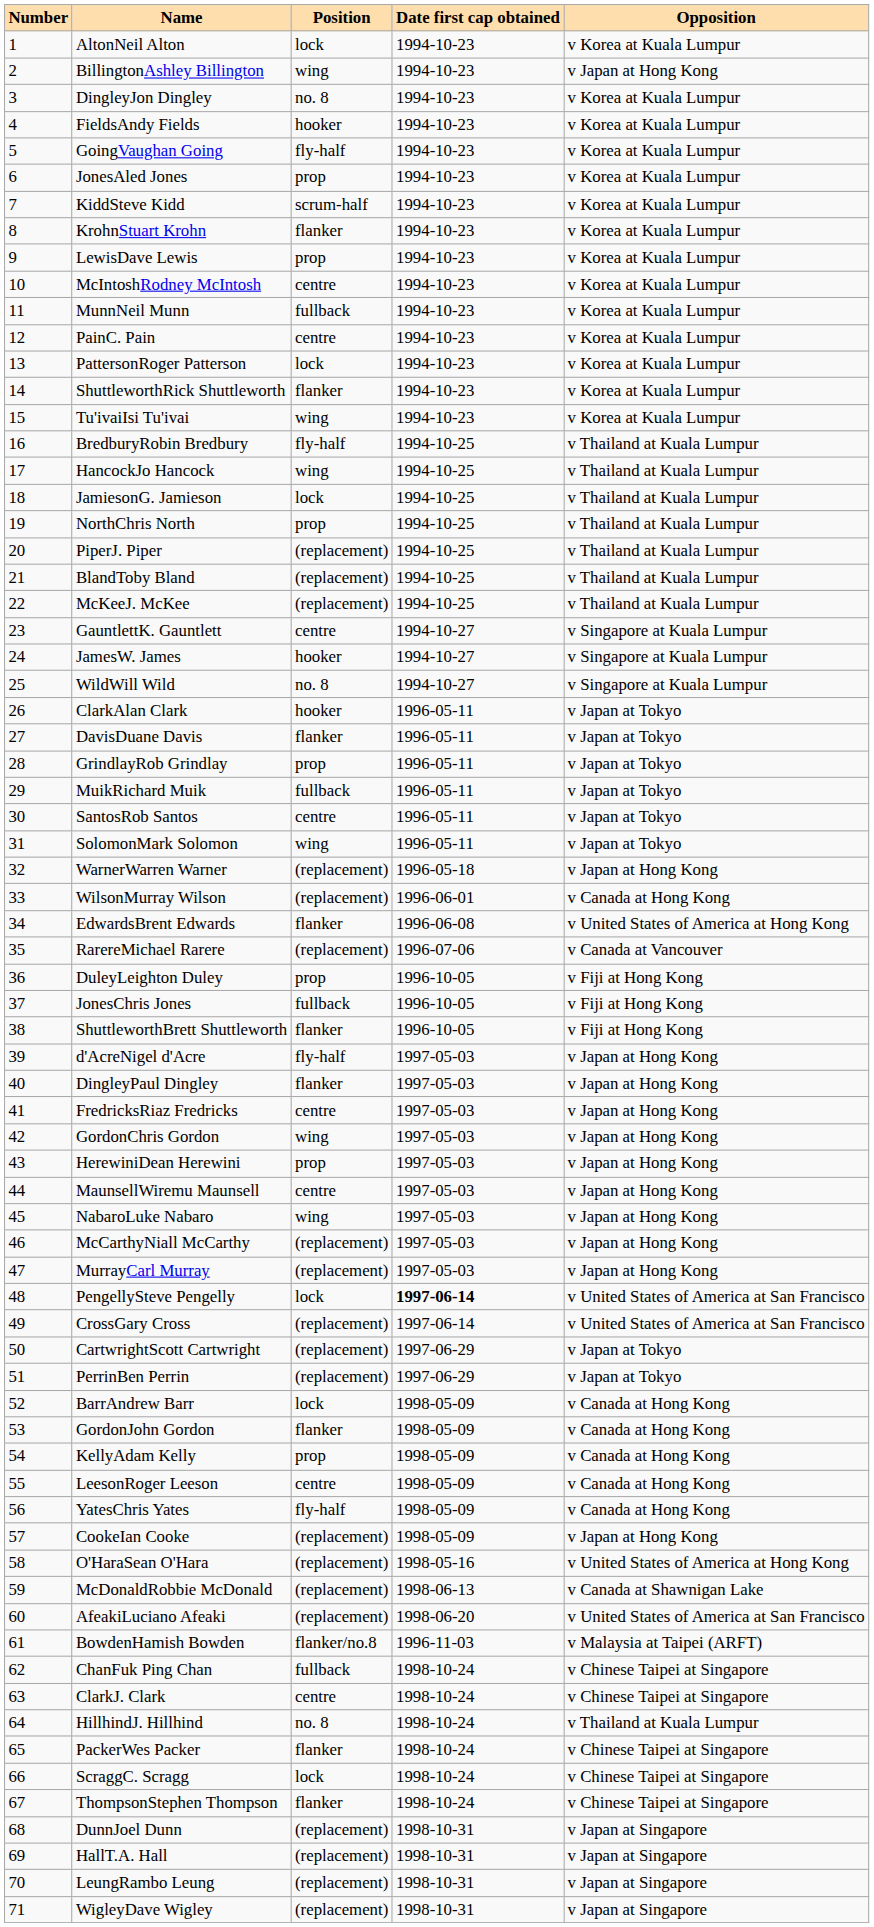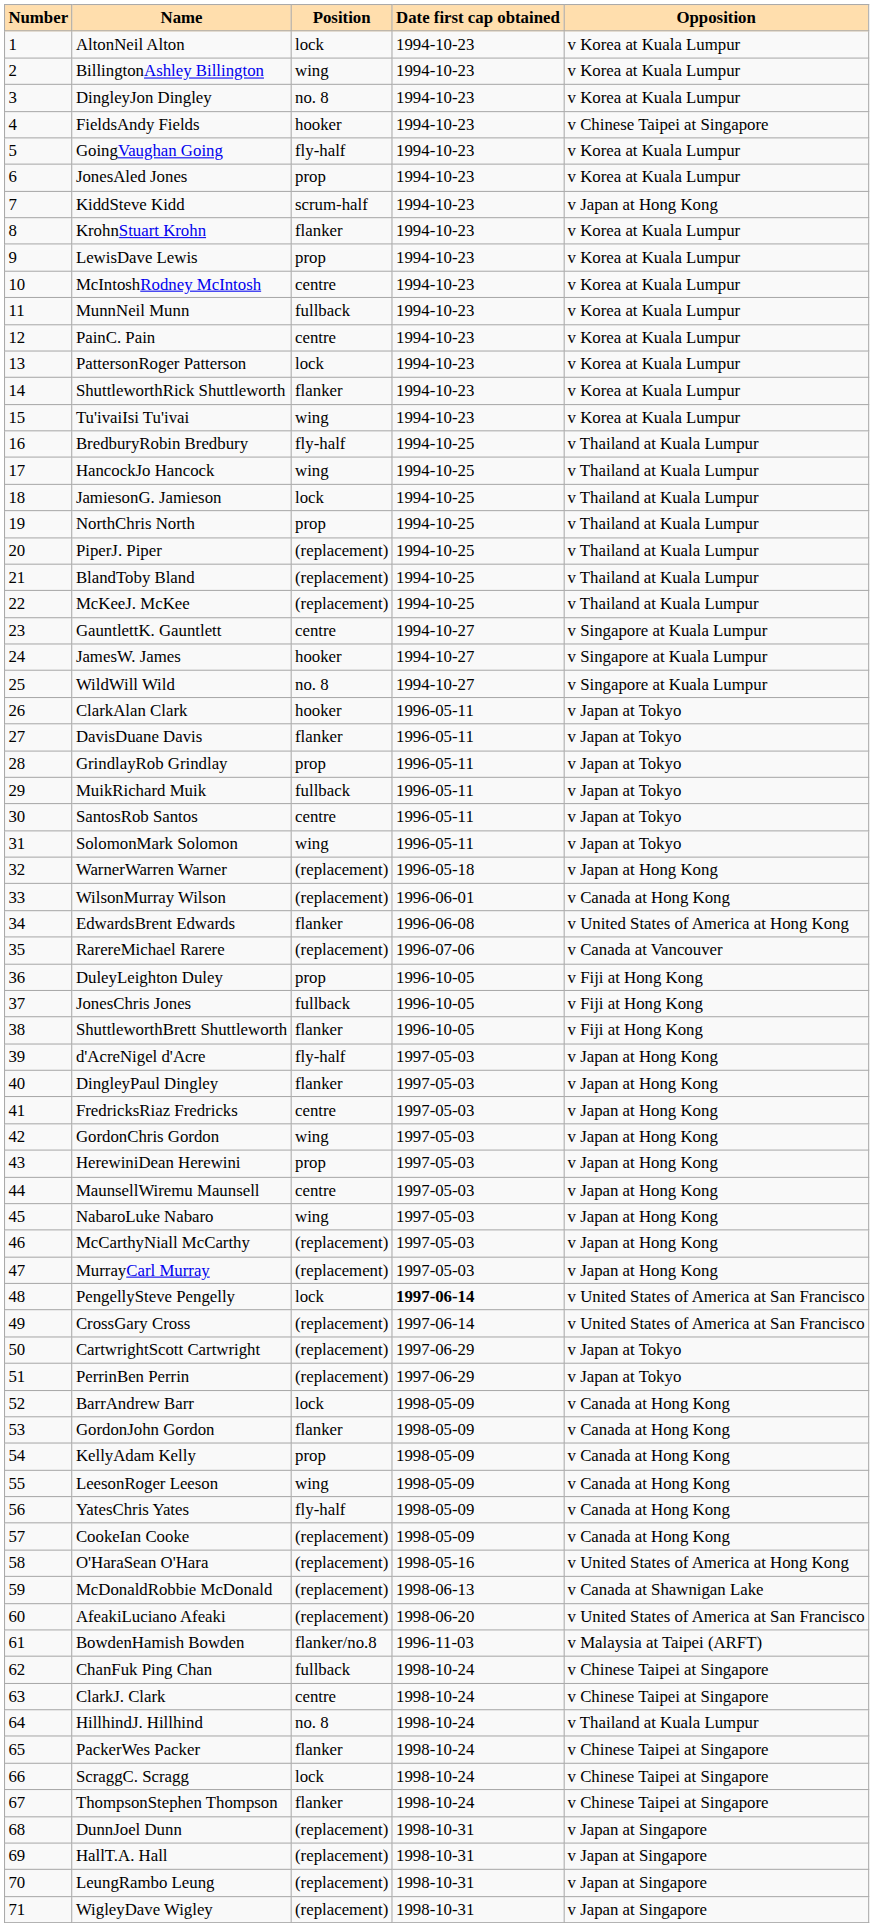(643, 71) v Japan at Hong Kong -> (654, 71) v Korea at Kuala Lumpur
(654, 124) v Korea at Kuala Lumpur -> (668, 124) v Chinese Taipei at Singapore
(654, 204) v Korea at Kuala Lumpur -> (643, 204) v Japan at Hong Kong
(316, 1483) centre -> (312, 1483) wing
(643, 1536) v Japan at Hong Kong -> (649, 1536) v Canada at Hong Kong
